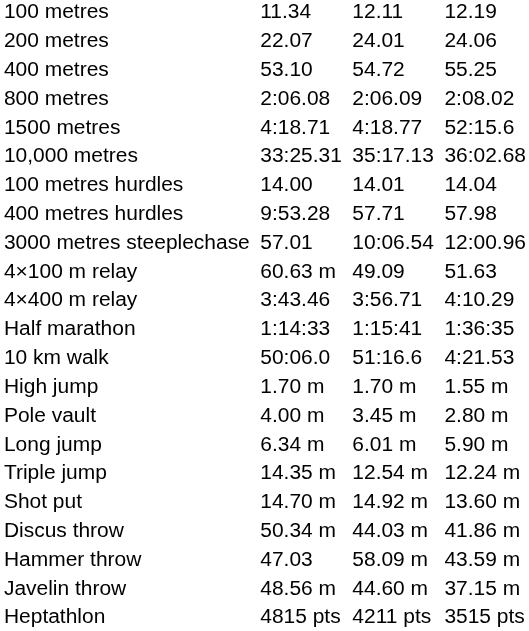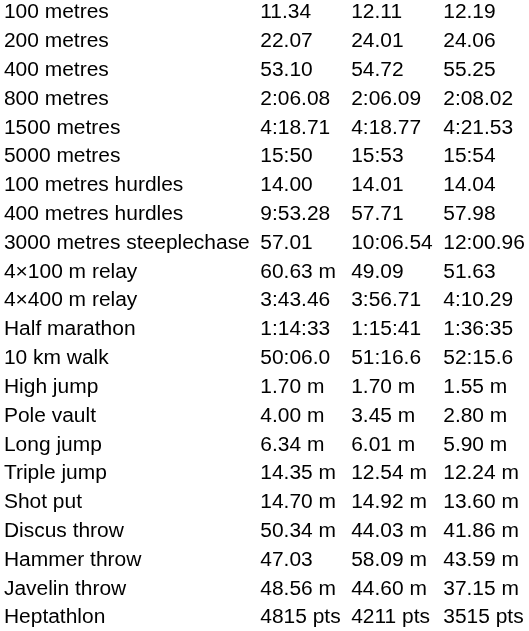(479, 126) 52:15.6 -> (478, 126) 4:21.53
+ row: (62, 155)
- row: (71, 155)
(479, 357) 4:21.53 -> (478, 357) 52:15.6
